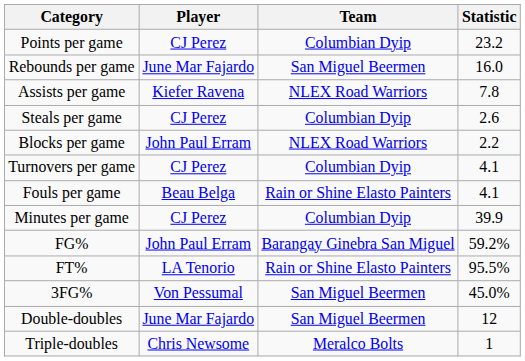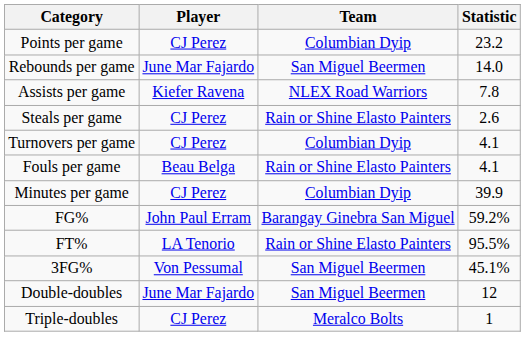(489, 67) 16.0 -> (489, 67) 14.0
(358, 117) Columbian Dyip -> (358, 117) Rain or Shine Elasto Painters
- row: (72, 142)
(489, 293) 45.0% -> (489, 268) 45.1%
(198, 343) Chris Newsome -> (198, 318) CJ Perez
